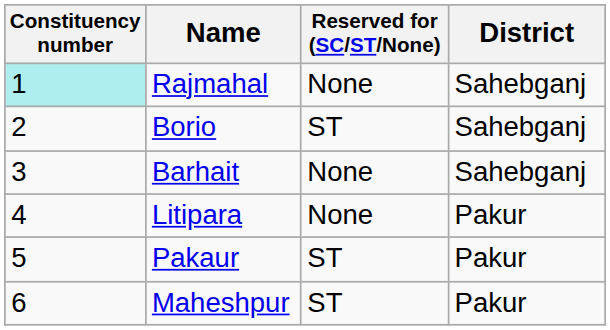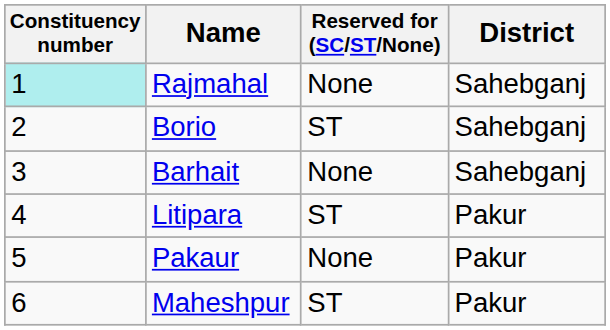(340, 215) None -> (325, 215) ST
(325, 259) ST -> (340, 259) None
